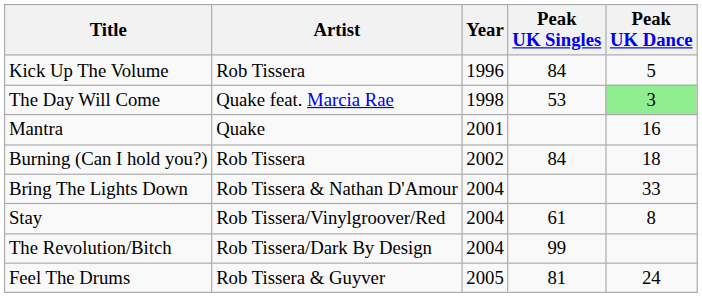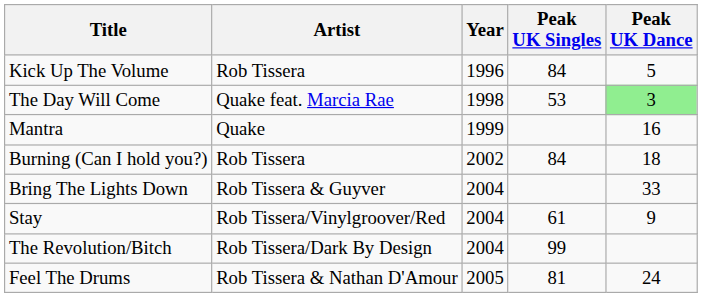(485, 129) 2001 -> (485, 129) 1999
(337, 188) Rob Tissera & Nathan D'Amour -> (301, 188) Rob Tissera & Guyver
(651, 218) 8 -> (651, 218) 9
(301, 277) Rob Tissera & Guyver -> (337, 277) Rob Tissera & Nathan D'Amour
